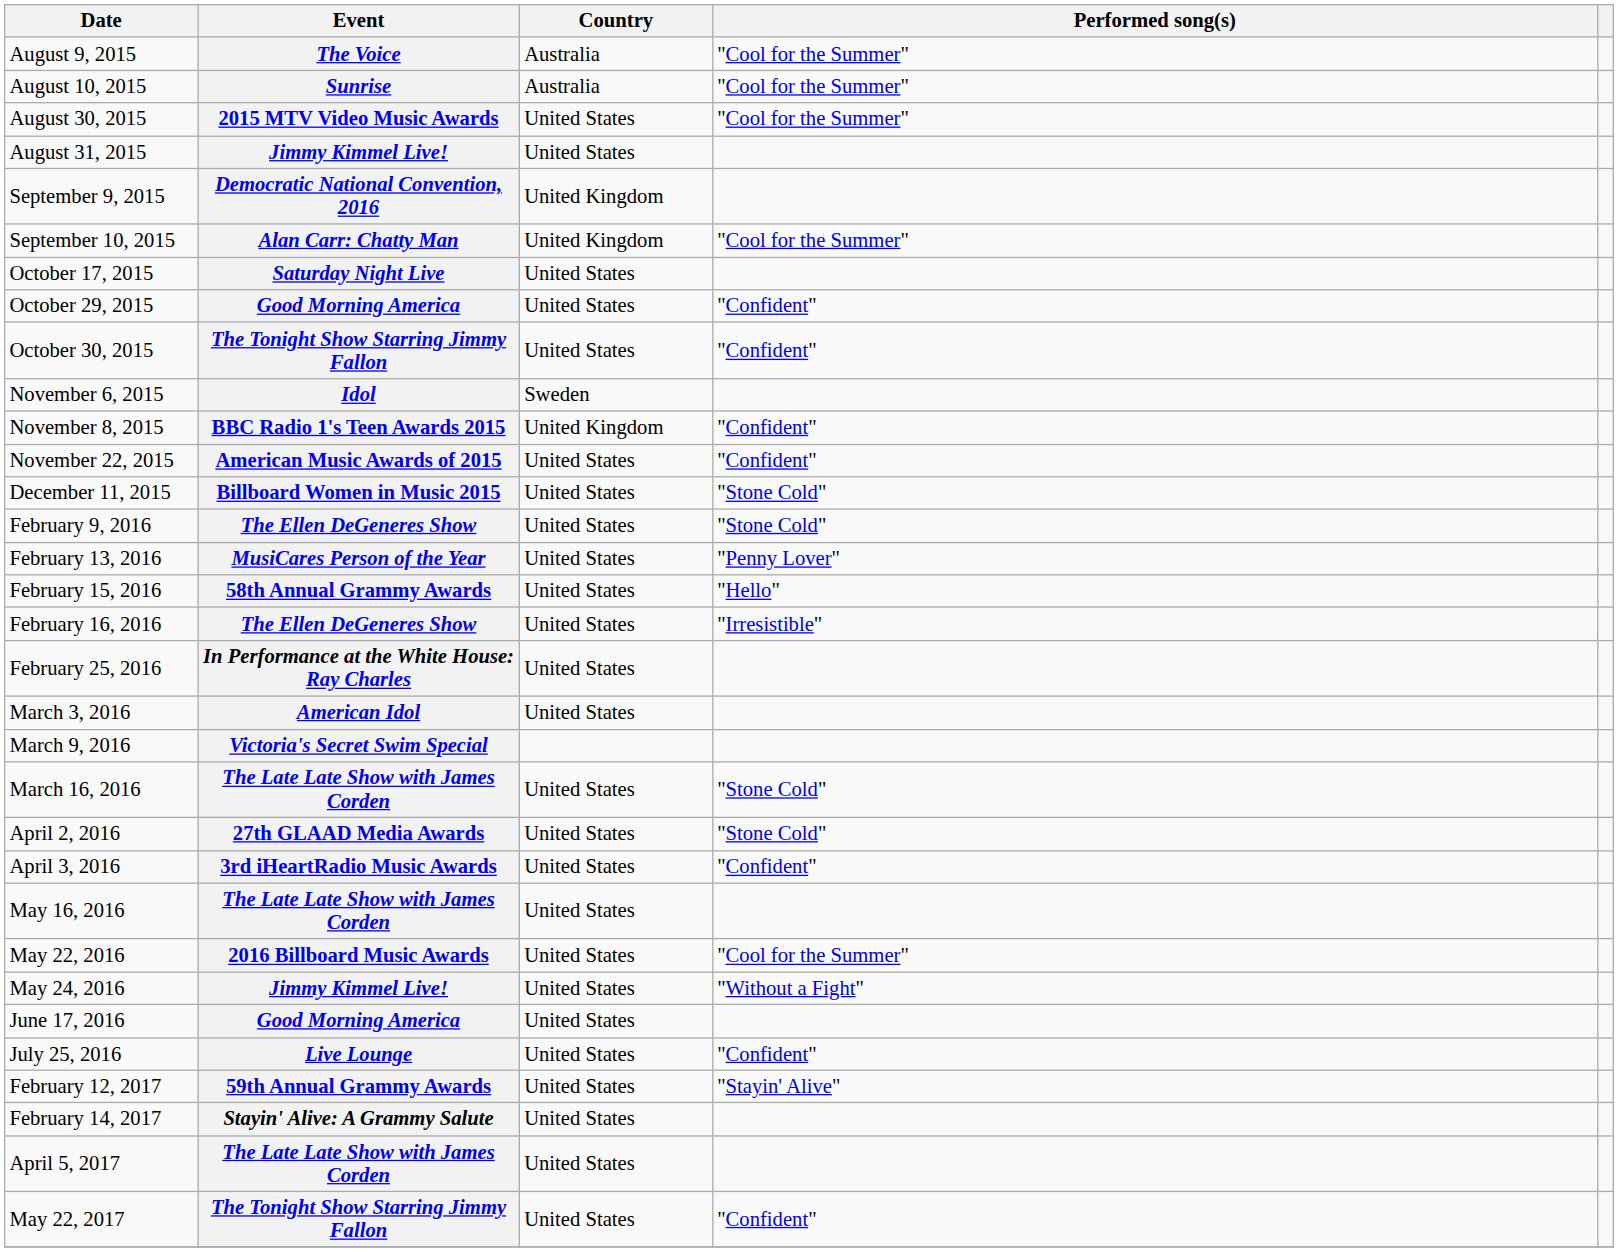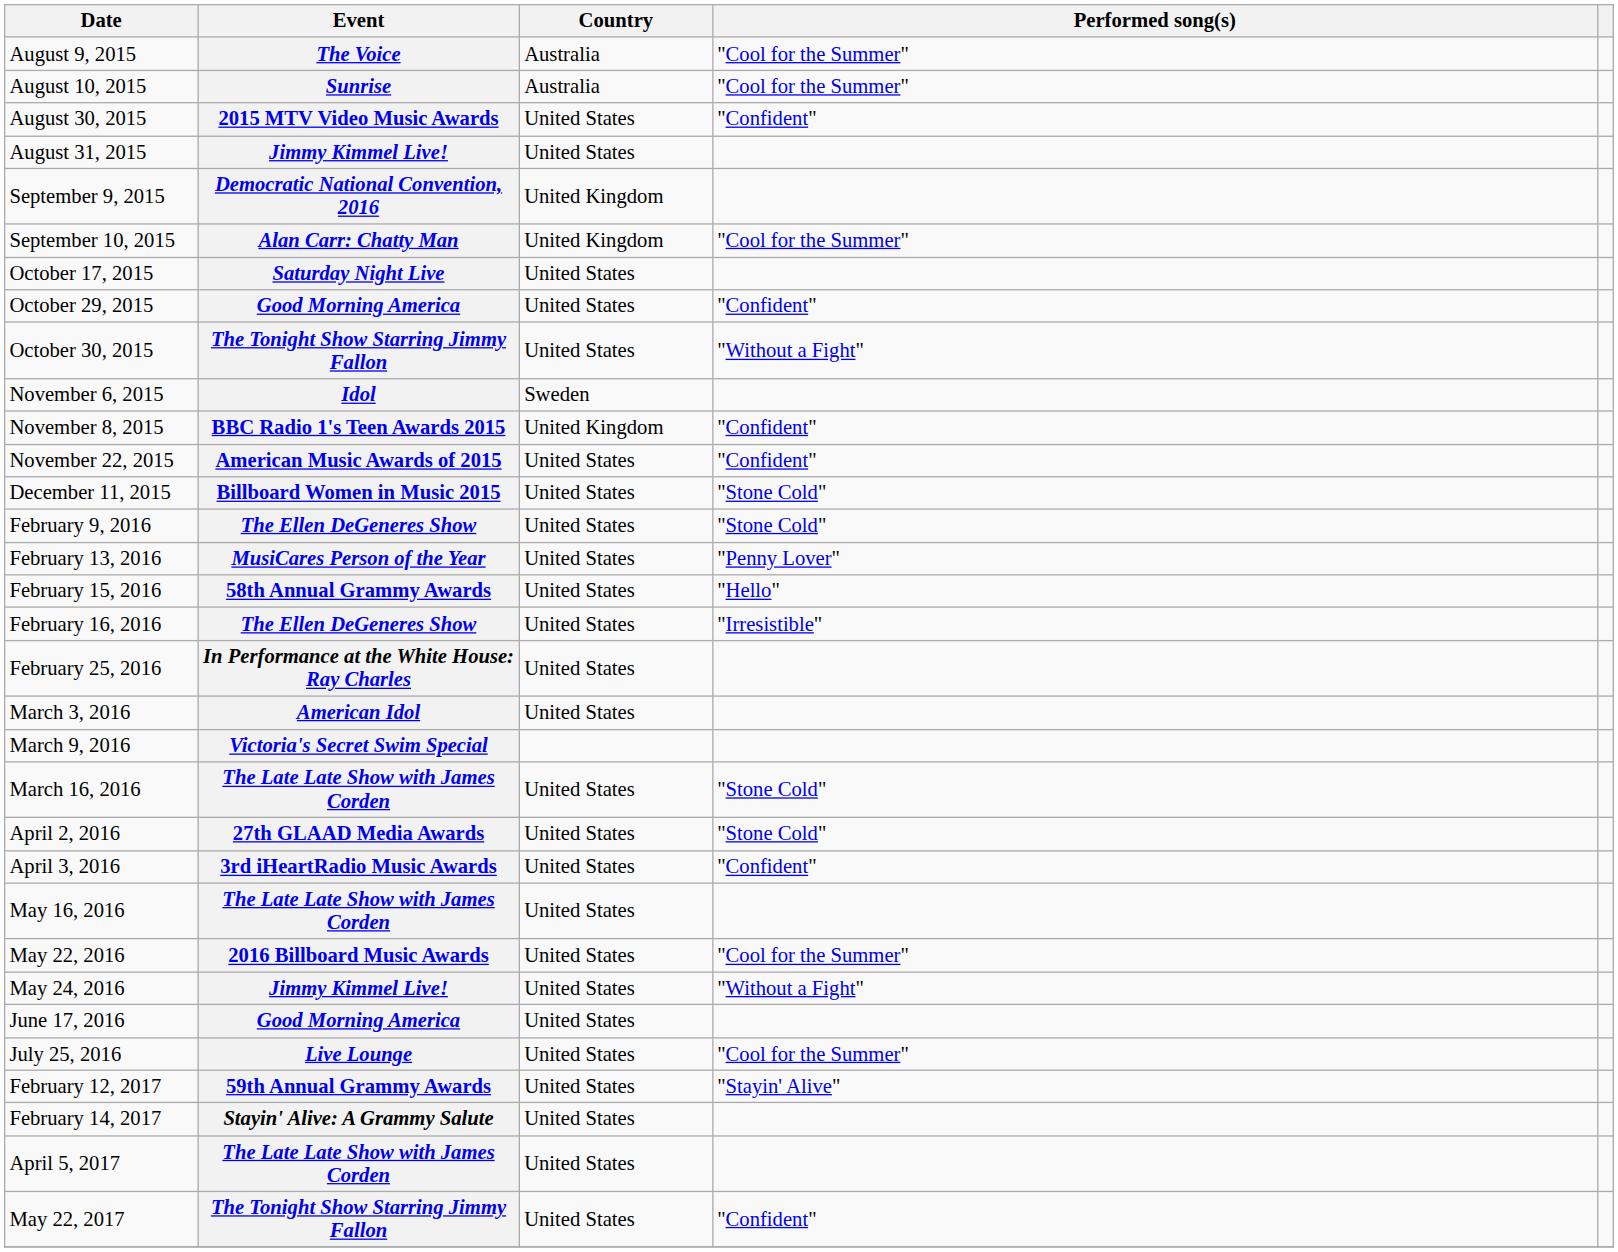(813, 119) "Cool for the Summer" -> (767, 119) "Confident"
(767, 350) "Confident" -> (791, 350) "Without a Fight"
(767, 1053) "Confident" -> (813, 1053) "Cool for the Summer"
